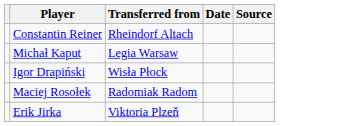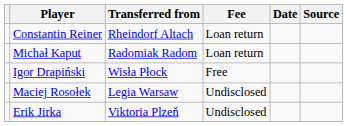+ column: (236, 14)
(143, 53) Legia Warsaw -> (153, 53) Radomiak Radom
(153, 92) Radomiak Radom -> (143, 92) Legia Warsaw
